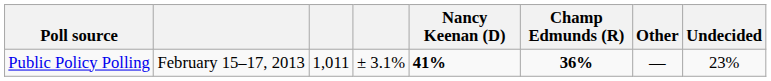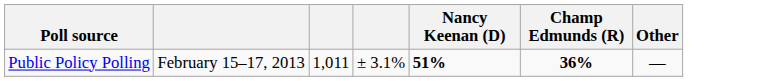- column: (724, 36)
(429, 62) 41% -> (429, 62) 51%
